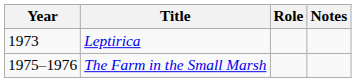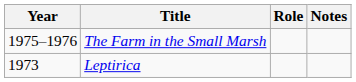rows swapped: (175, 65) <-> (112, 41)
